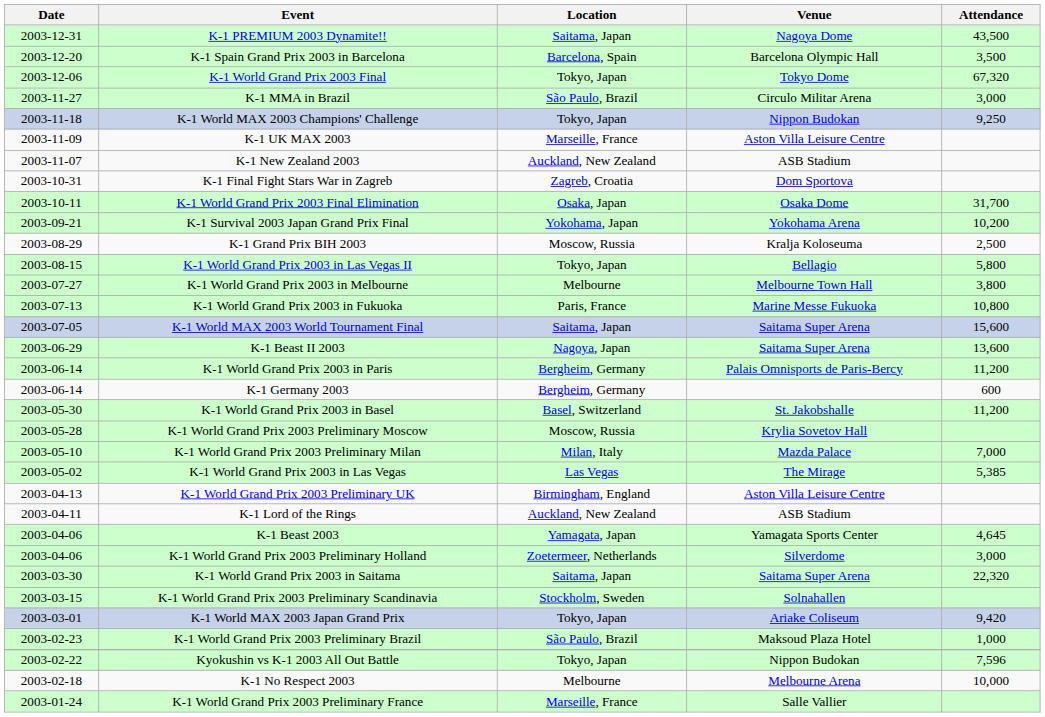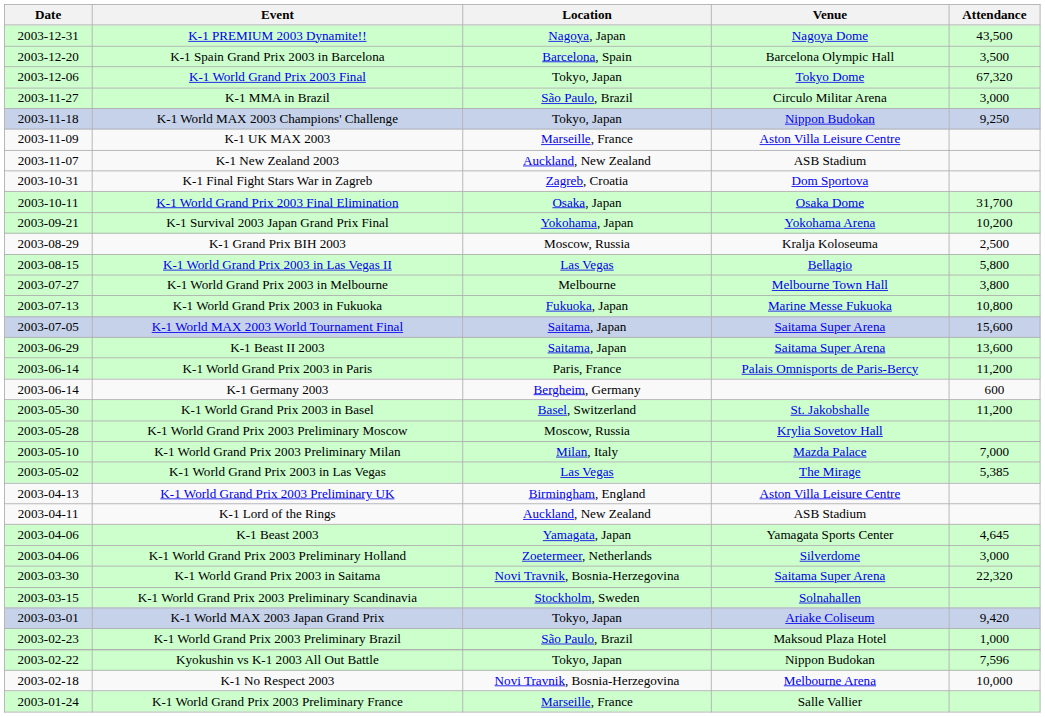(592, 35) Saitama, Japan -> (587, 35) Nagoya, Japan
(592, 264) Tokyo, Japan -> (587, 264) Las Vegas
(592, 306) Paris, France -> (587, 306) Fukuoka, Japan
(592, 347) Nagoya, Japan -> (587, 347) Saitama, Japan
(592, 368) Bergheim, Germany -> (587, 368) Paris, France
(592, 576) Saitama, Japan -> (587, 576) Novi Travnik, Bosnia-Herzegovina
(592, 680) Melbourne -> (587, 680) Novi Travnik, Bosnia-Herzegovina
